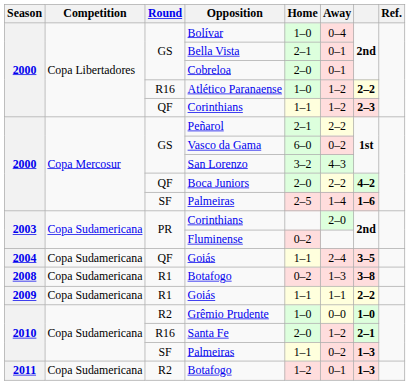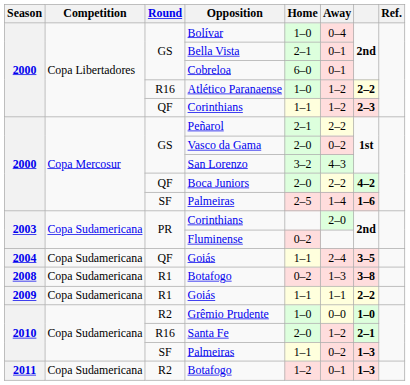(303, 70) 2–0 -> (303, 70) 6–0
(303, 145) 6–0 -> (303, 145) 2–0
